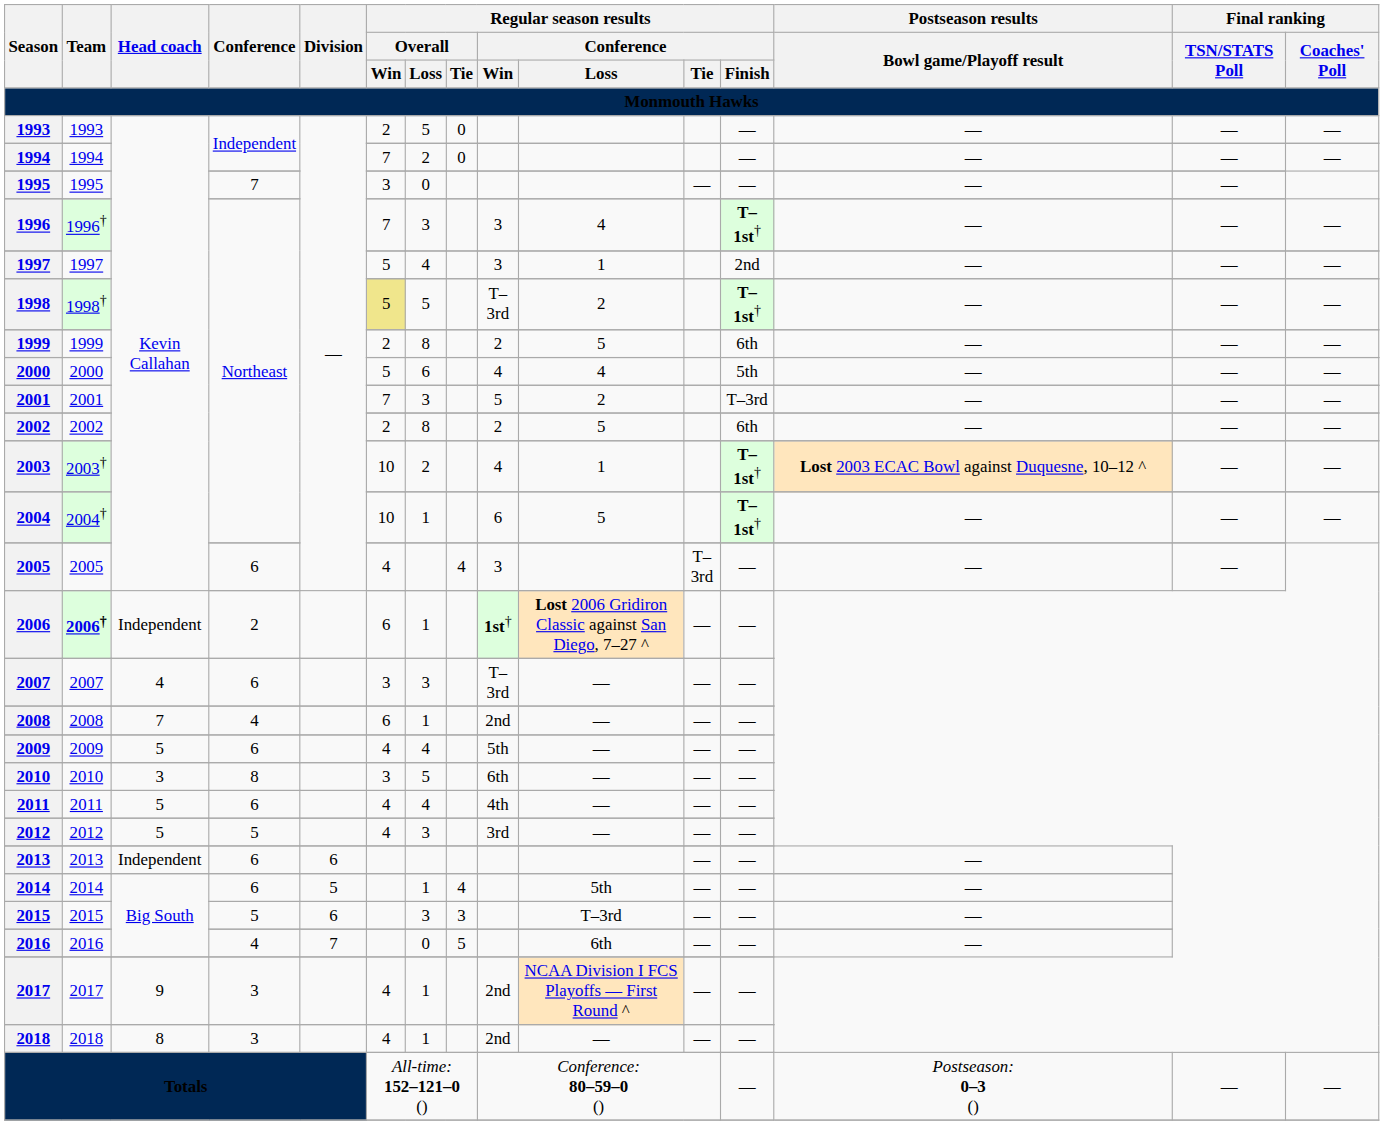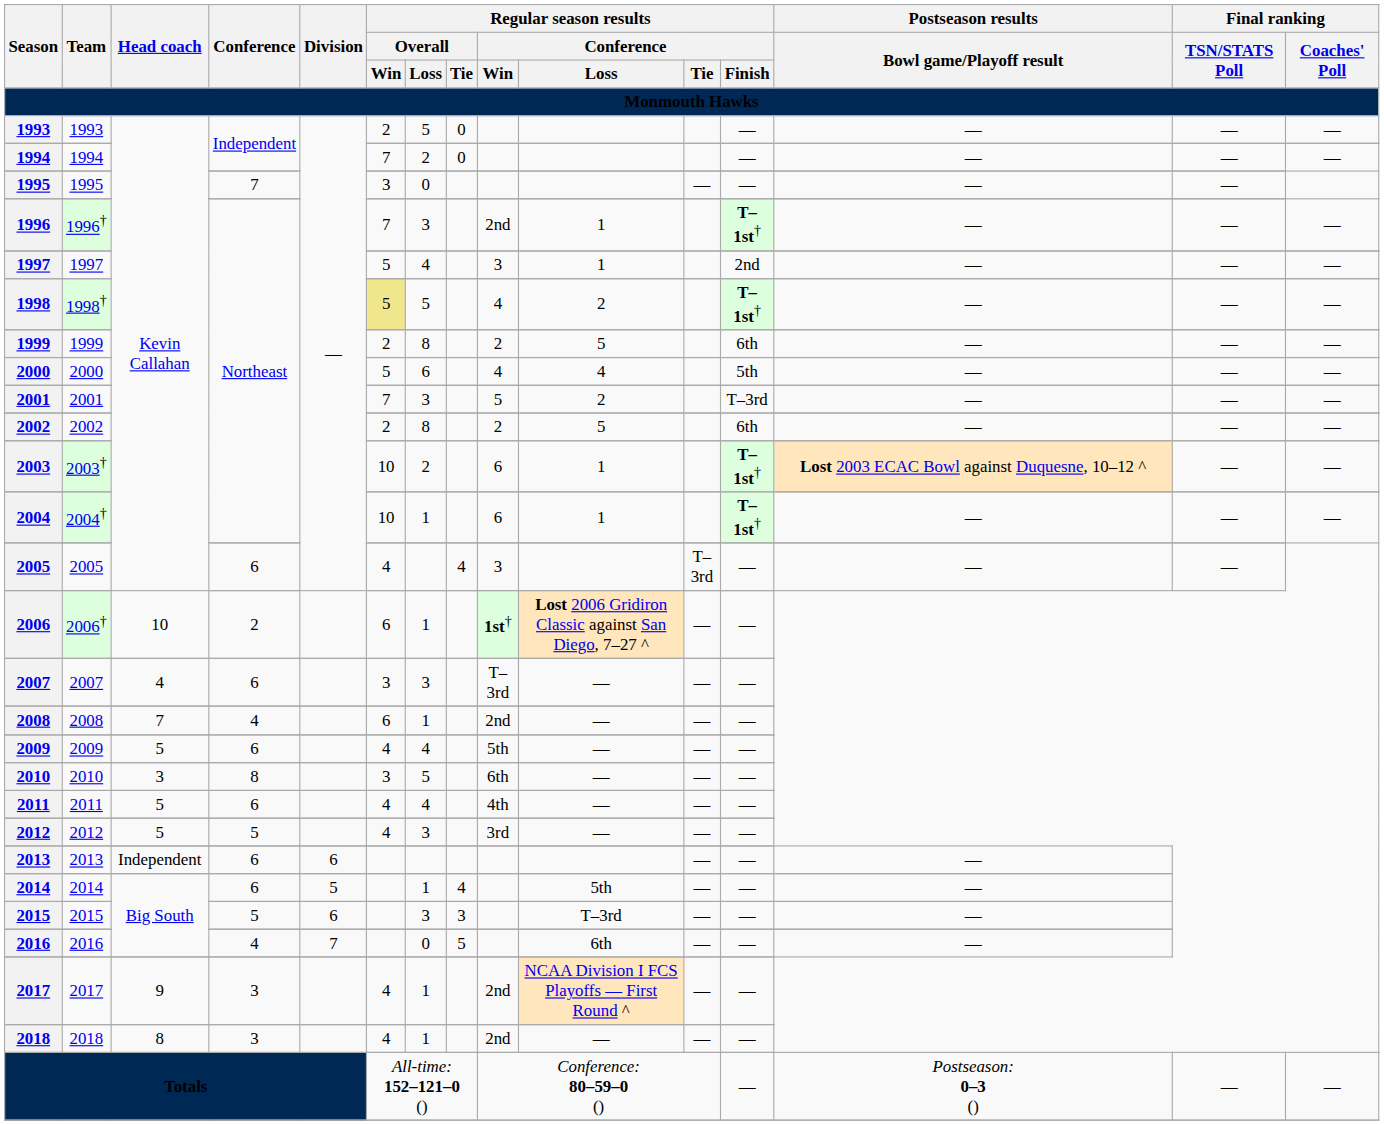(498, 225) 3 -> (498, 225) 2nd
(601, 225) 4 -> (601, 225) 1
(498, 304) T–3rd -> (498, 304) 4
(498, 466) 4 -> (498, 466) 6
(601, 517) 5 -> (601, 517) 1
(86, 625) bold -> (86, 625) normal
(160, 625) Independent -> (160, 625) 10
